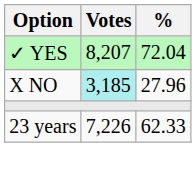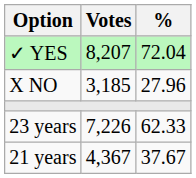(108, 85) paleturquoise background -> (108, 85) no background
+ row: (43, 157)
